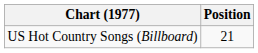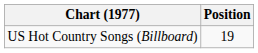(227, 36) 21 -> (227, 36) 19
